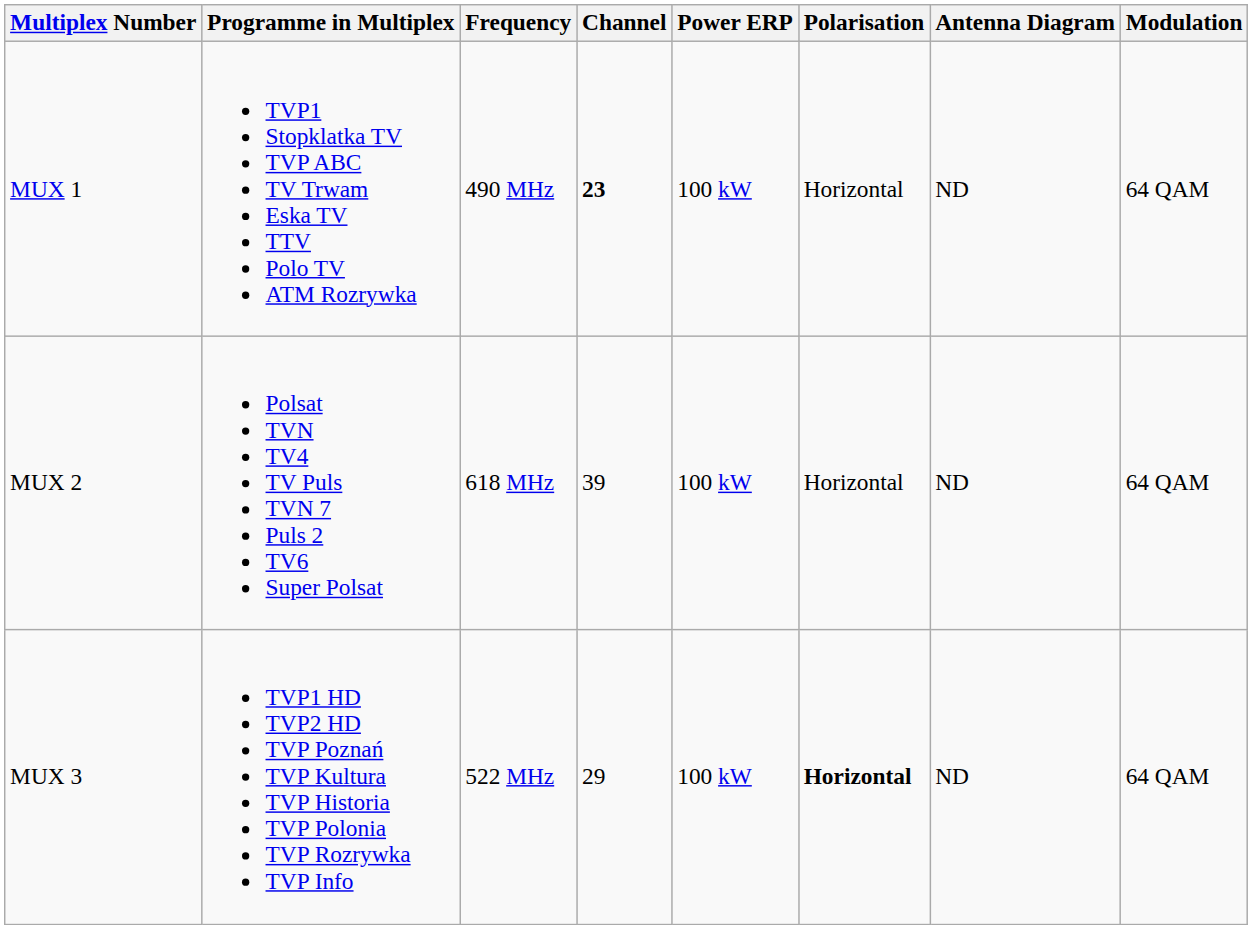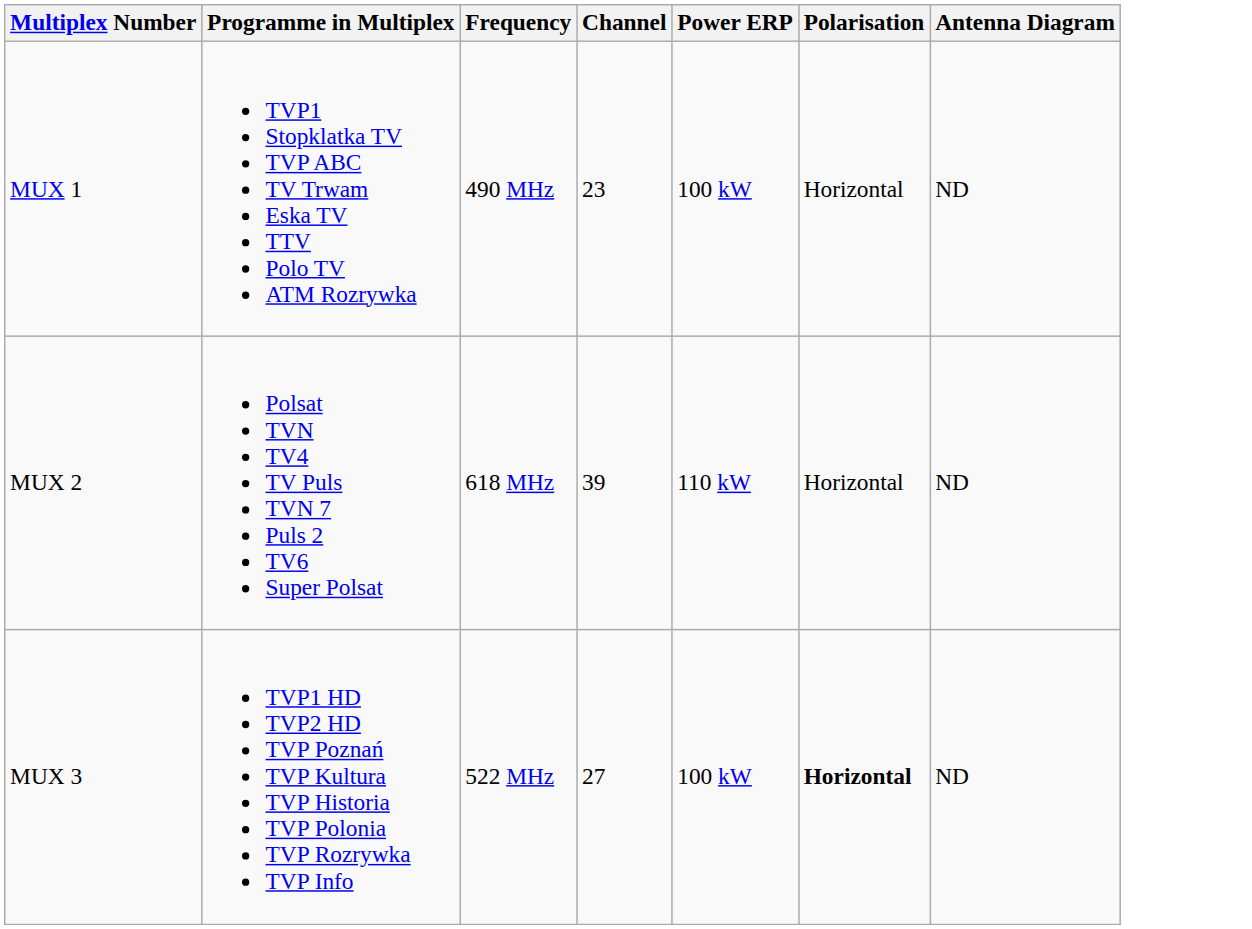- column: (1184, 23)
(594, 188) bold -> (594, 188) normal
(715, 482) 100 kW -> (714, 482) 110 kW
(594, 776) 29 -> (594, 776) 27
